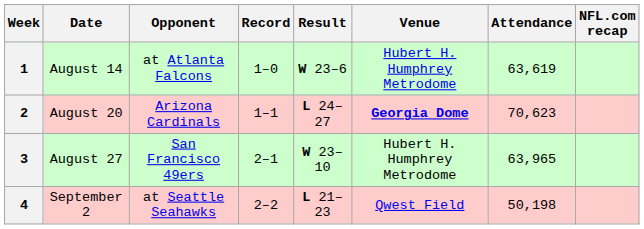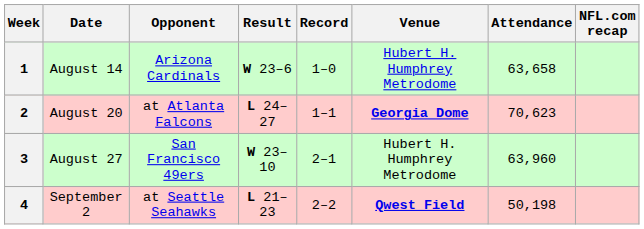columns swapped: (323, 23) <-> (266, 23)
(184, 69) at Atlanta Falcons -> (184, 69) Arizona Cardinals
(532, 69) 63,619 -> (532, 69) 63,658
(184, 114) Arizona Cardinals -> (184, 114) at Atlanta Falcons
(532, 160) 63,965 -> (532, 160) 63,960
(420, 205) normal -> (420, 205) bold
